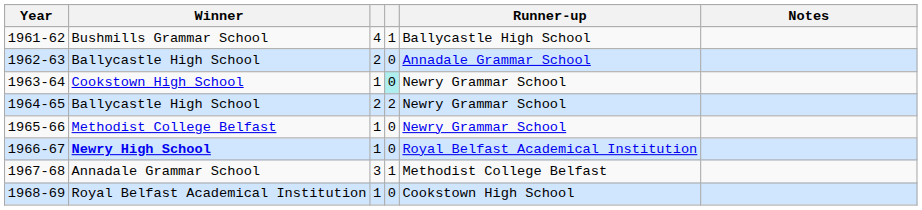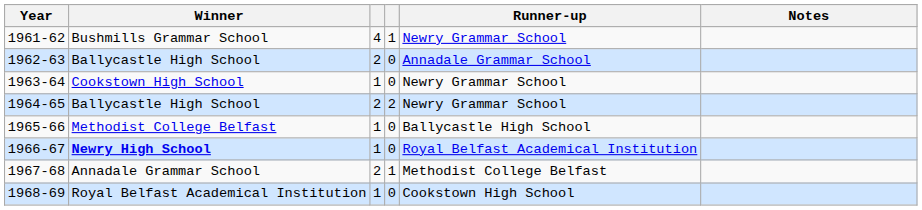(497, 38) Ballycastle High School -> (484, 38) Newry Grammar School
(392, 82) paleturquoise background -> (392, 82) no background
(484, 127) Newry Grammar School -> (497, 127) Ballycastle High School
(377, 171) 3 -> (377, 171) 2
